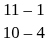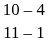rows swapped: (24, 32) <-> (24, 9)
